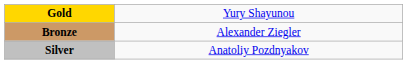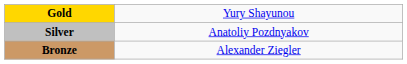rows swapped: (59, 50) <-> (59, 31)
